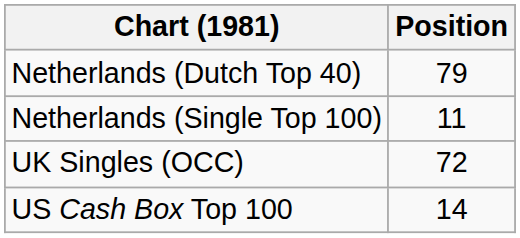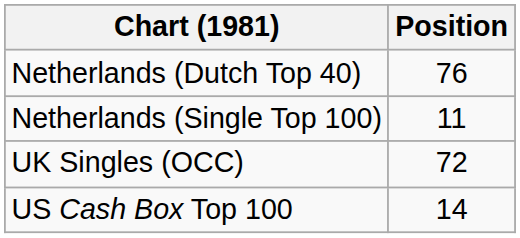(452, 72) 79 -> (452, 72) 76
